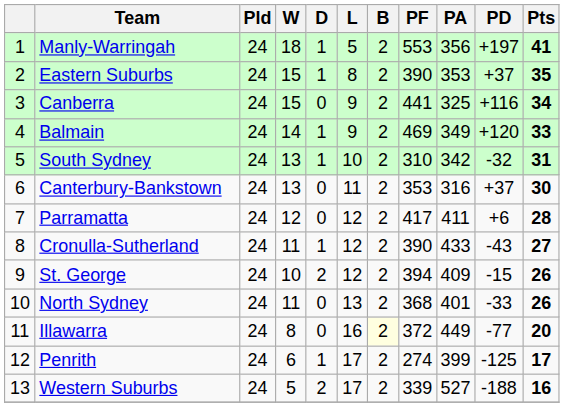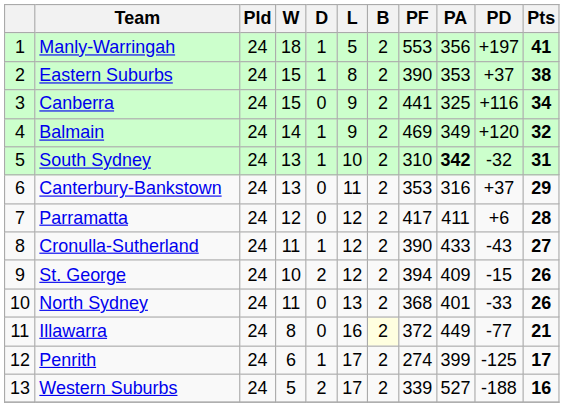(541, 75) 35 -> (541, 75) 38
(541, 132) 33 -> (541, 132) 32
(456, 160) normal -> (456, 160) bold
(541, 189) 30 -> (541, 189) 29
(541, 331) 20 -> (541, 331) 21
